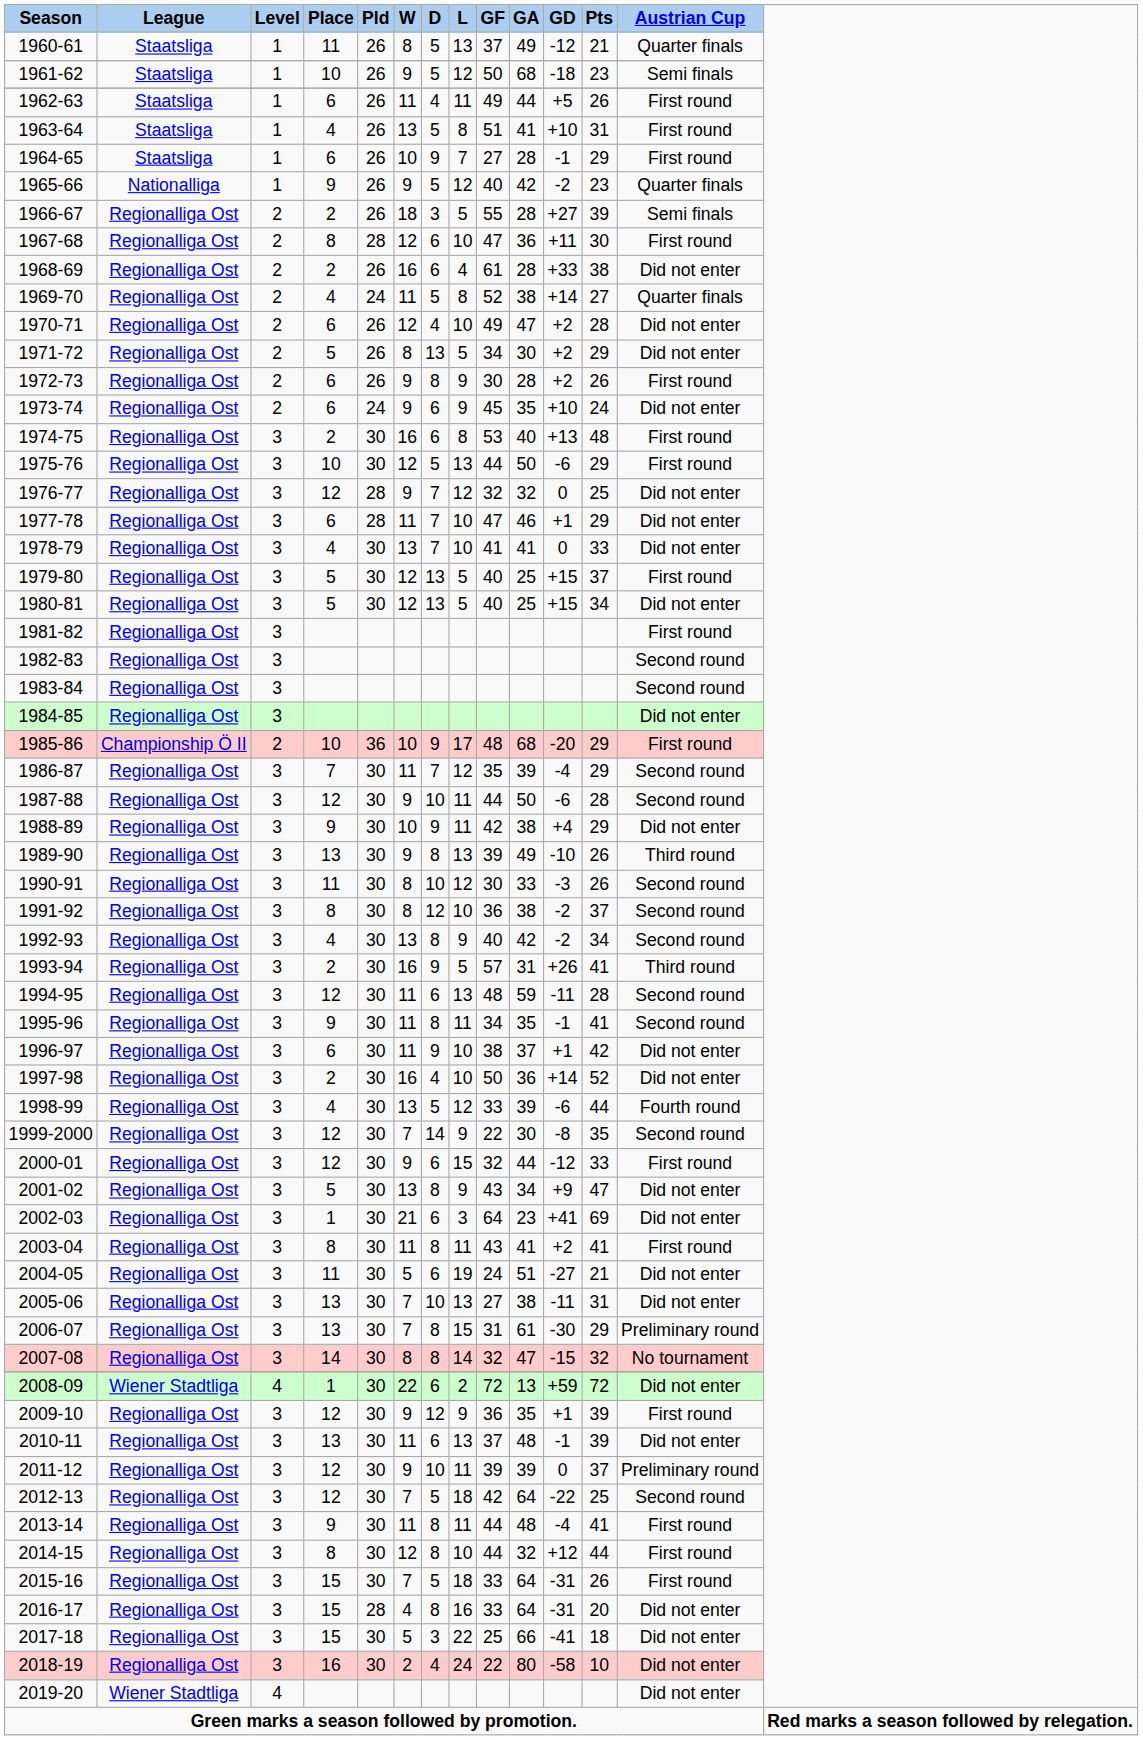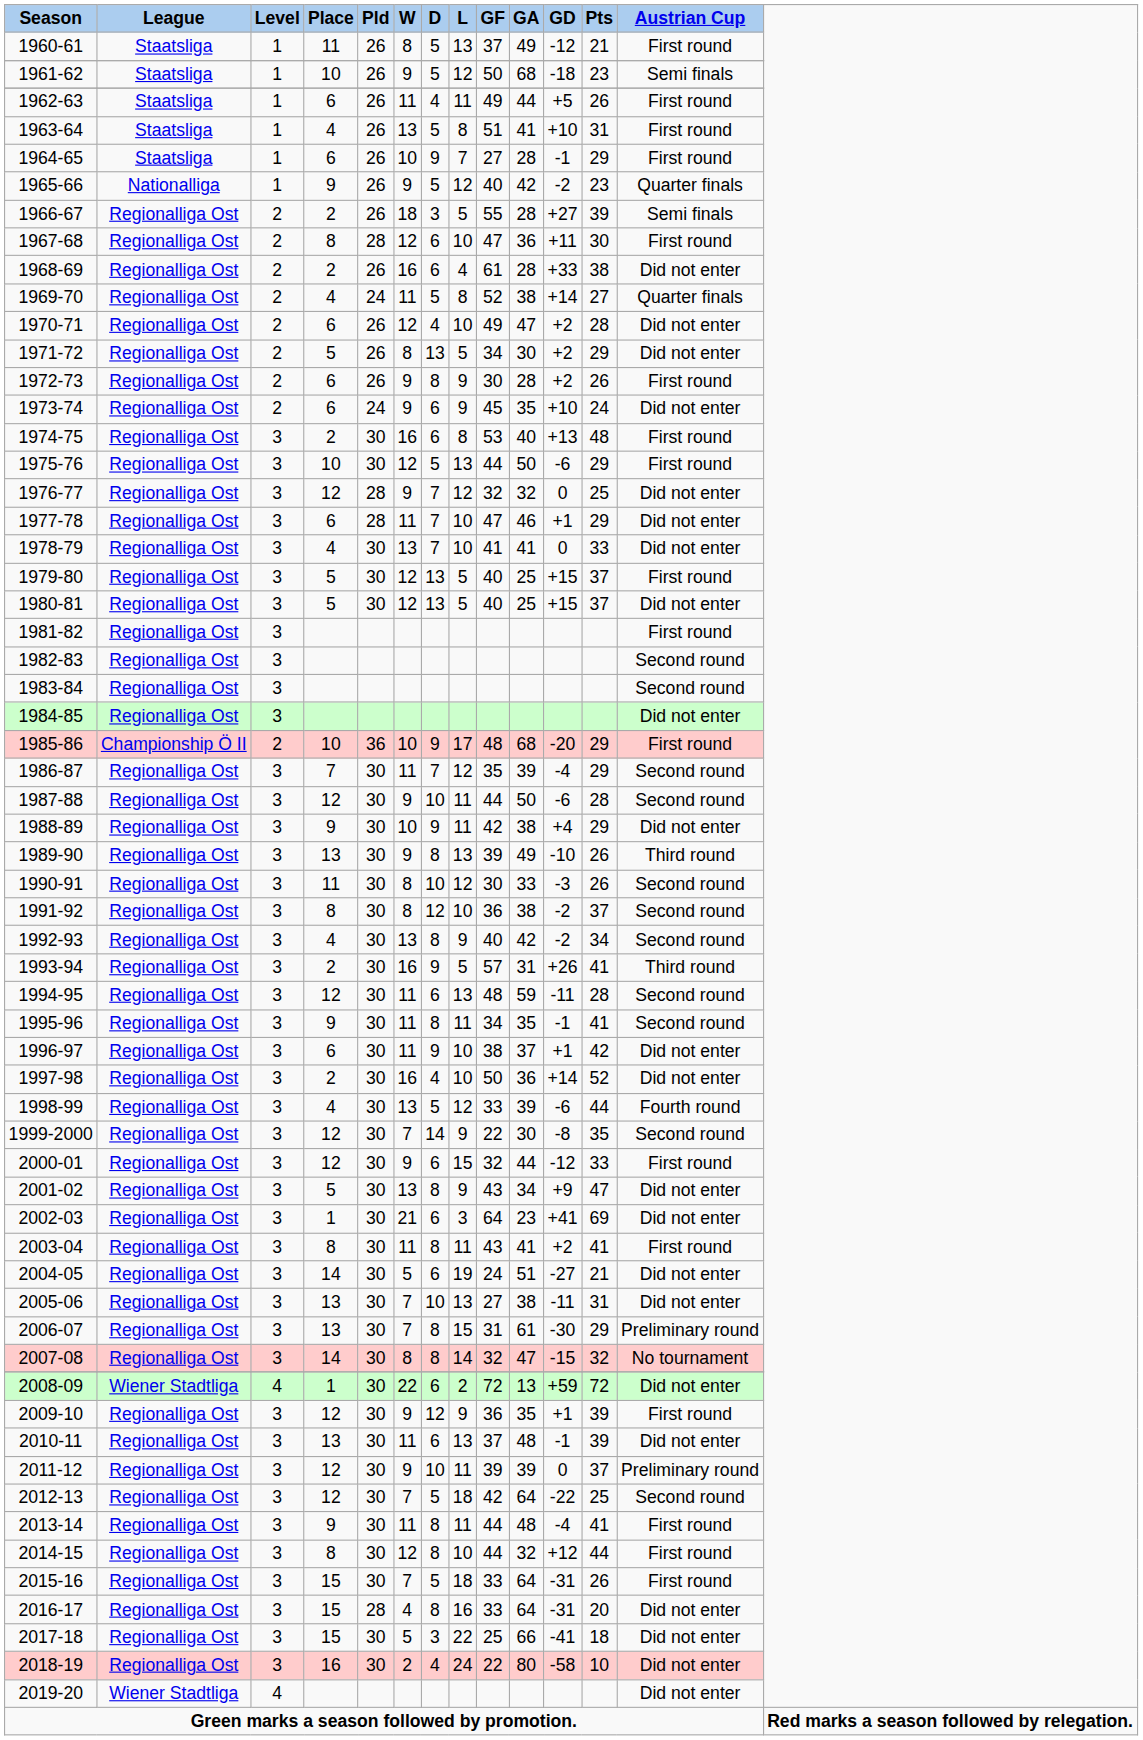(690, 46) Quarter finals -> (690, 46) First round
(599, 604) 34 -> (599, 604) 37
(331, 1274) 11 -> (331, 1274) 14
